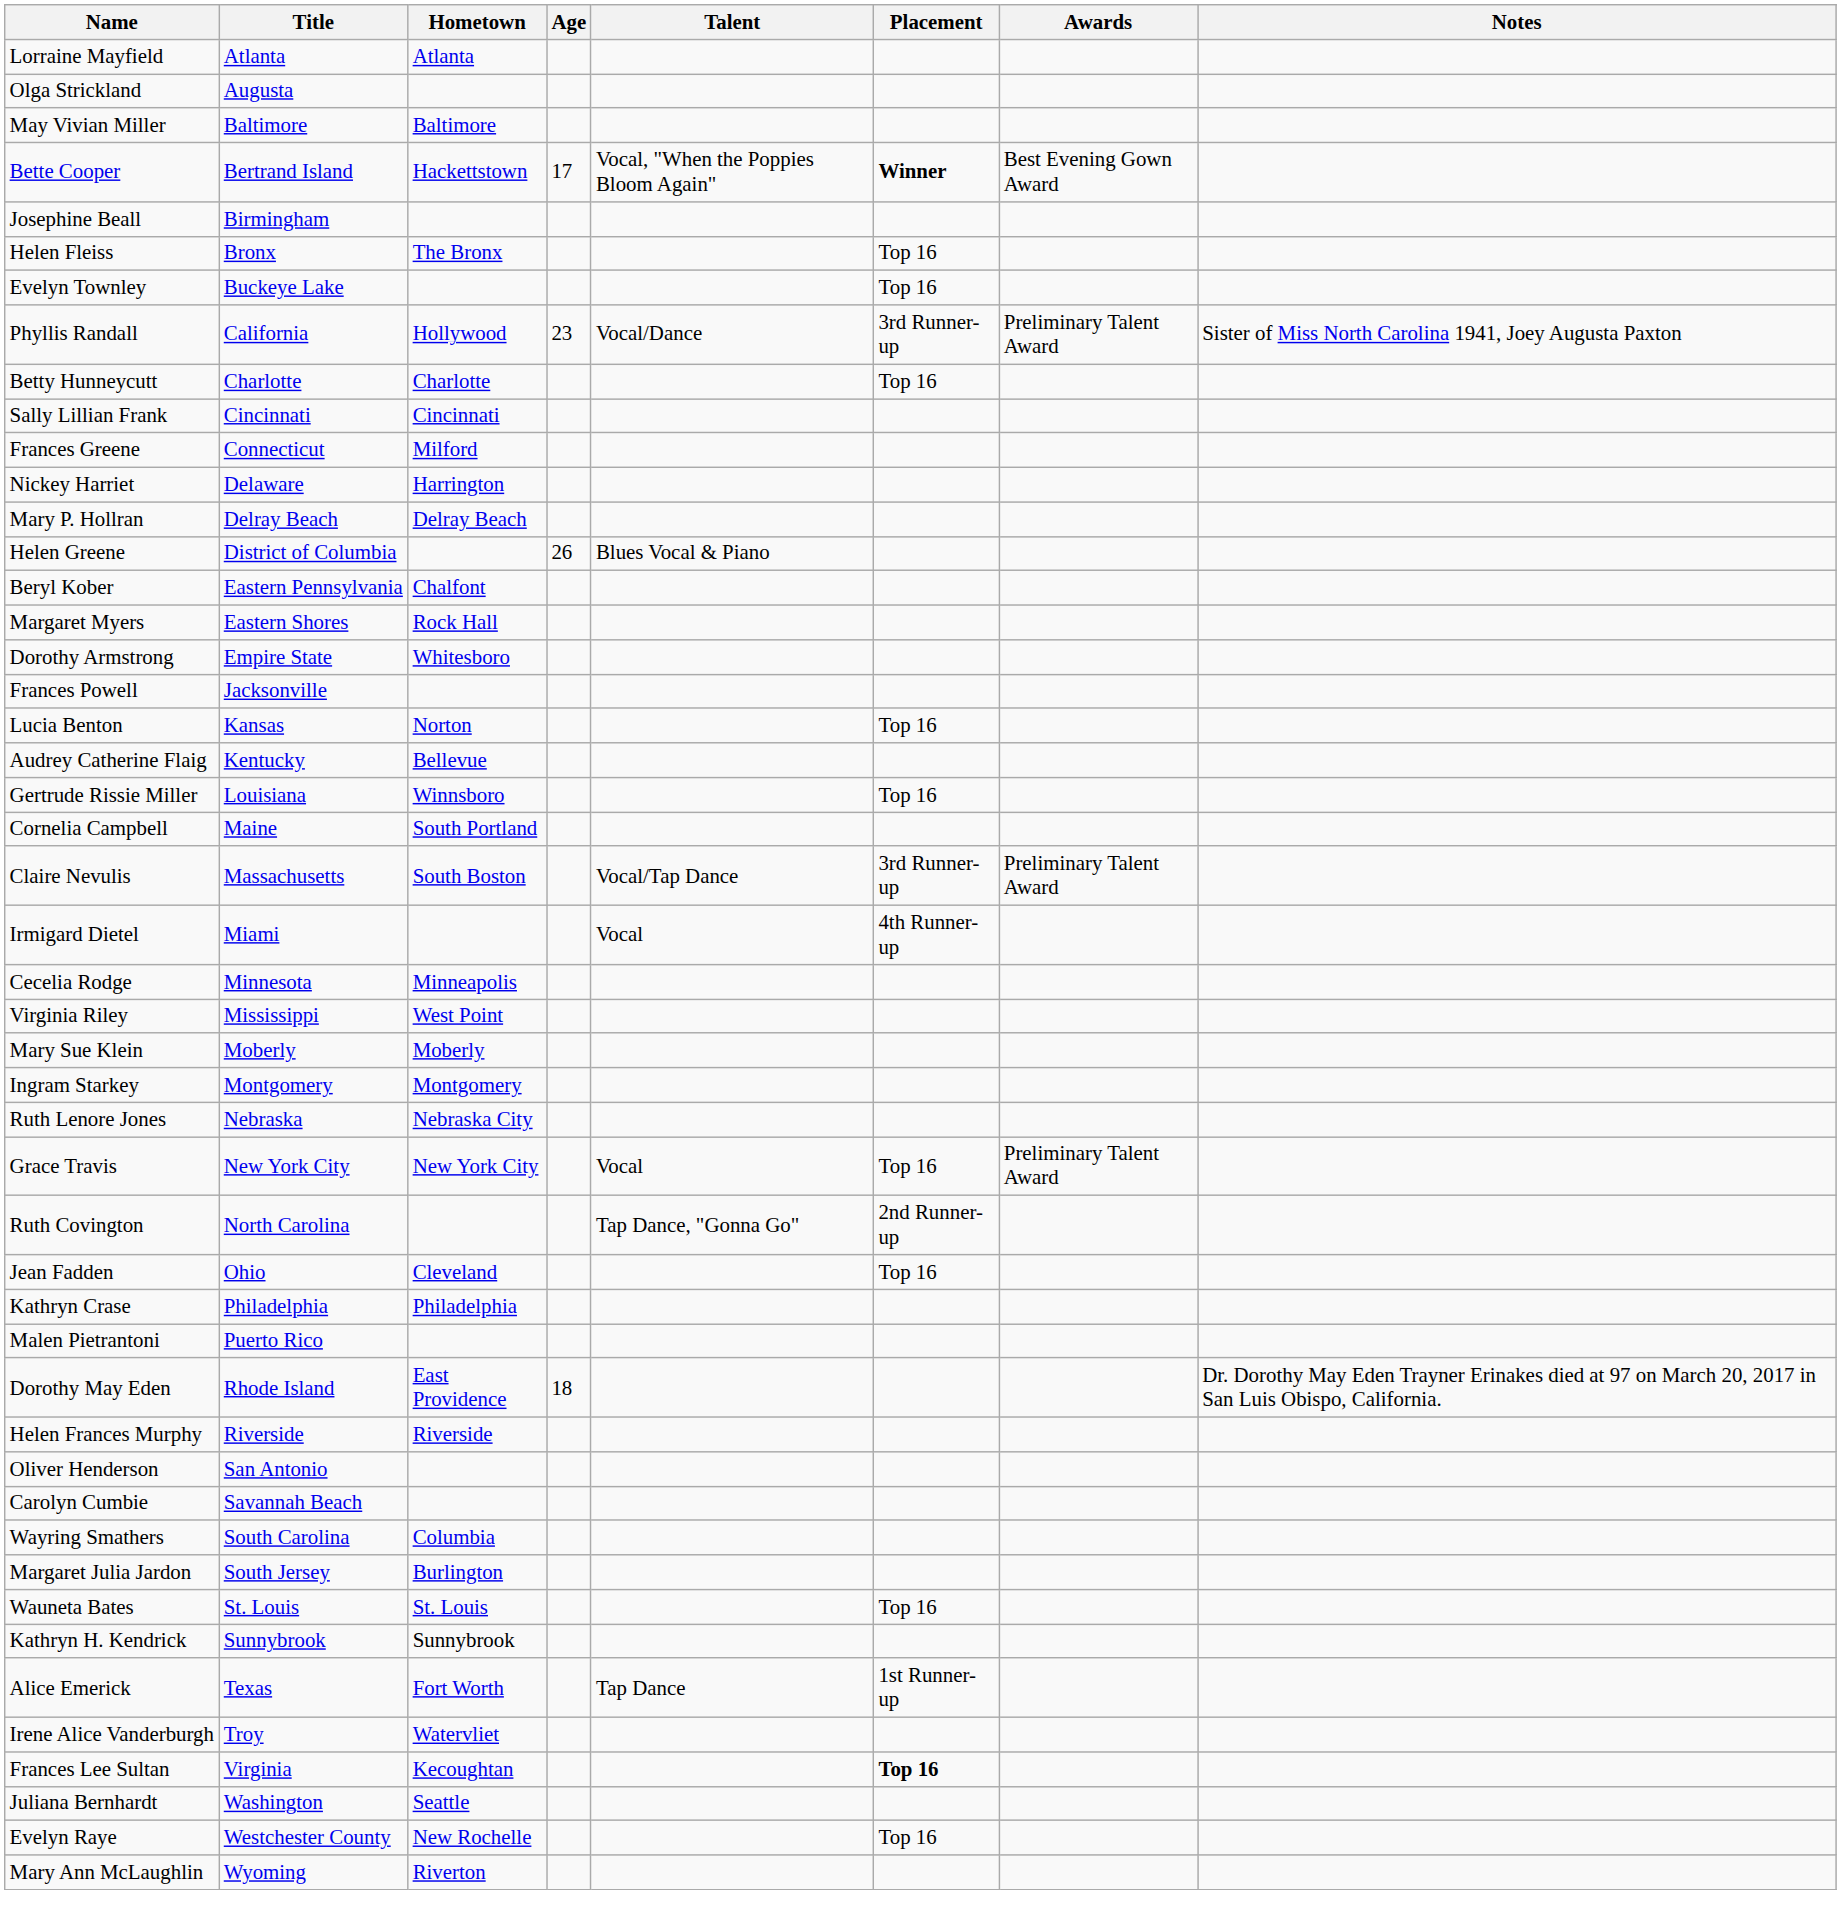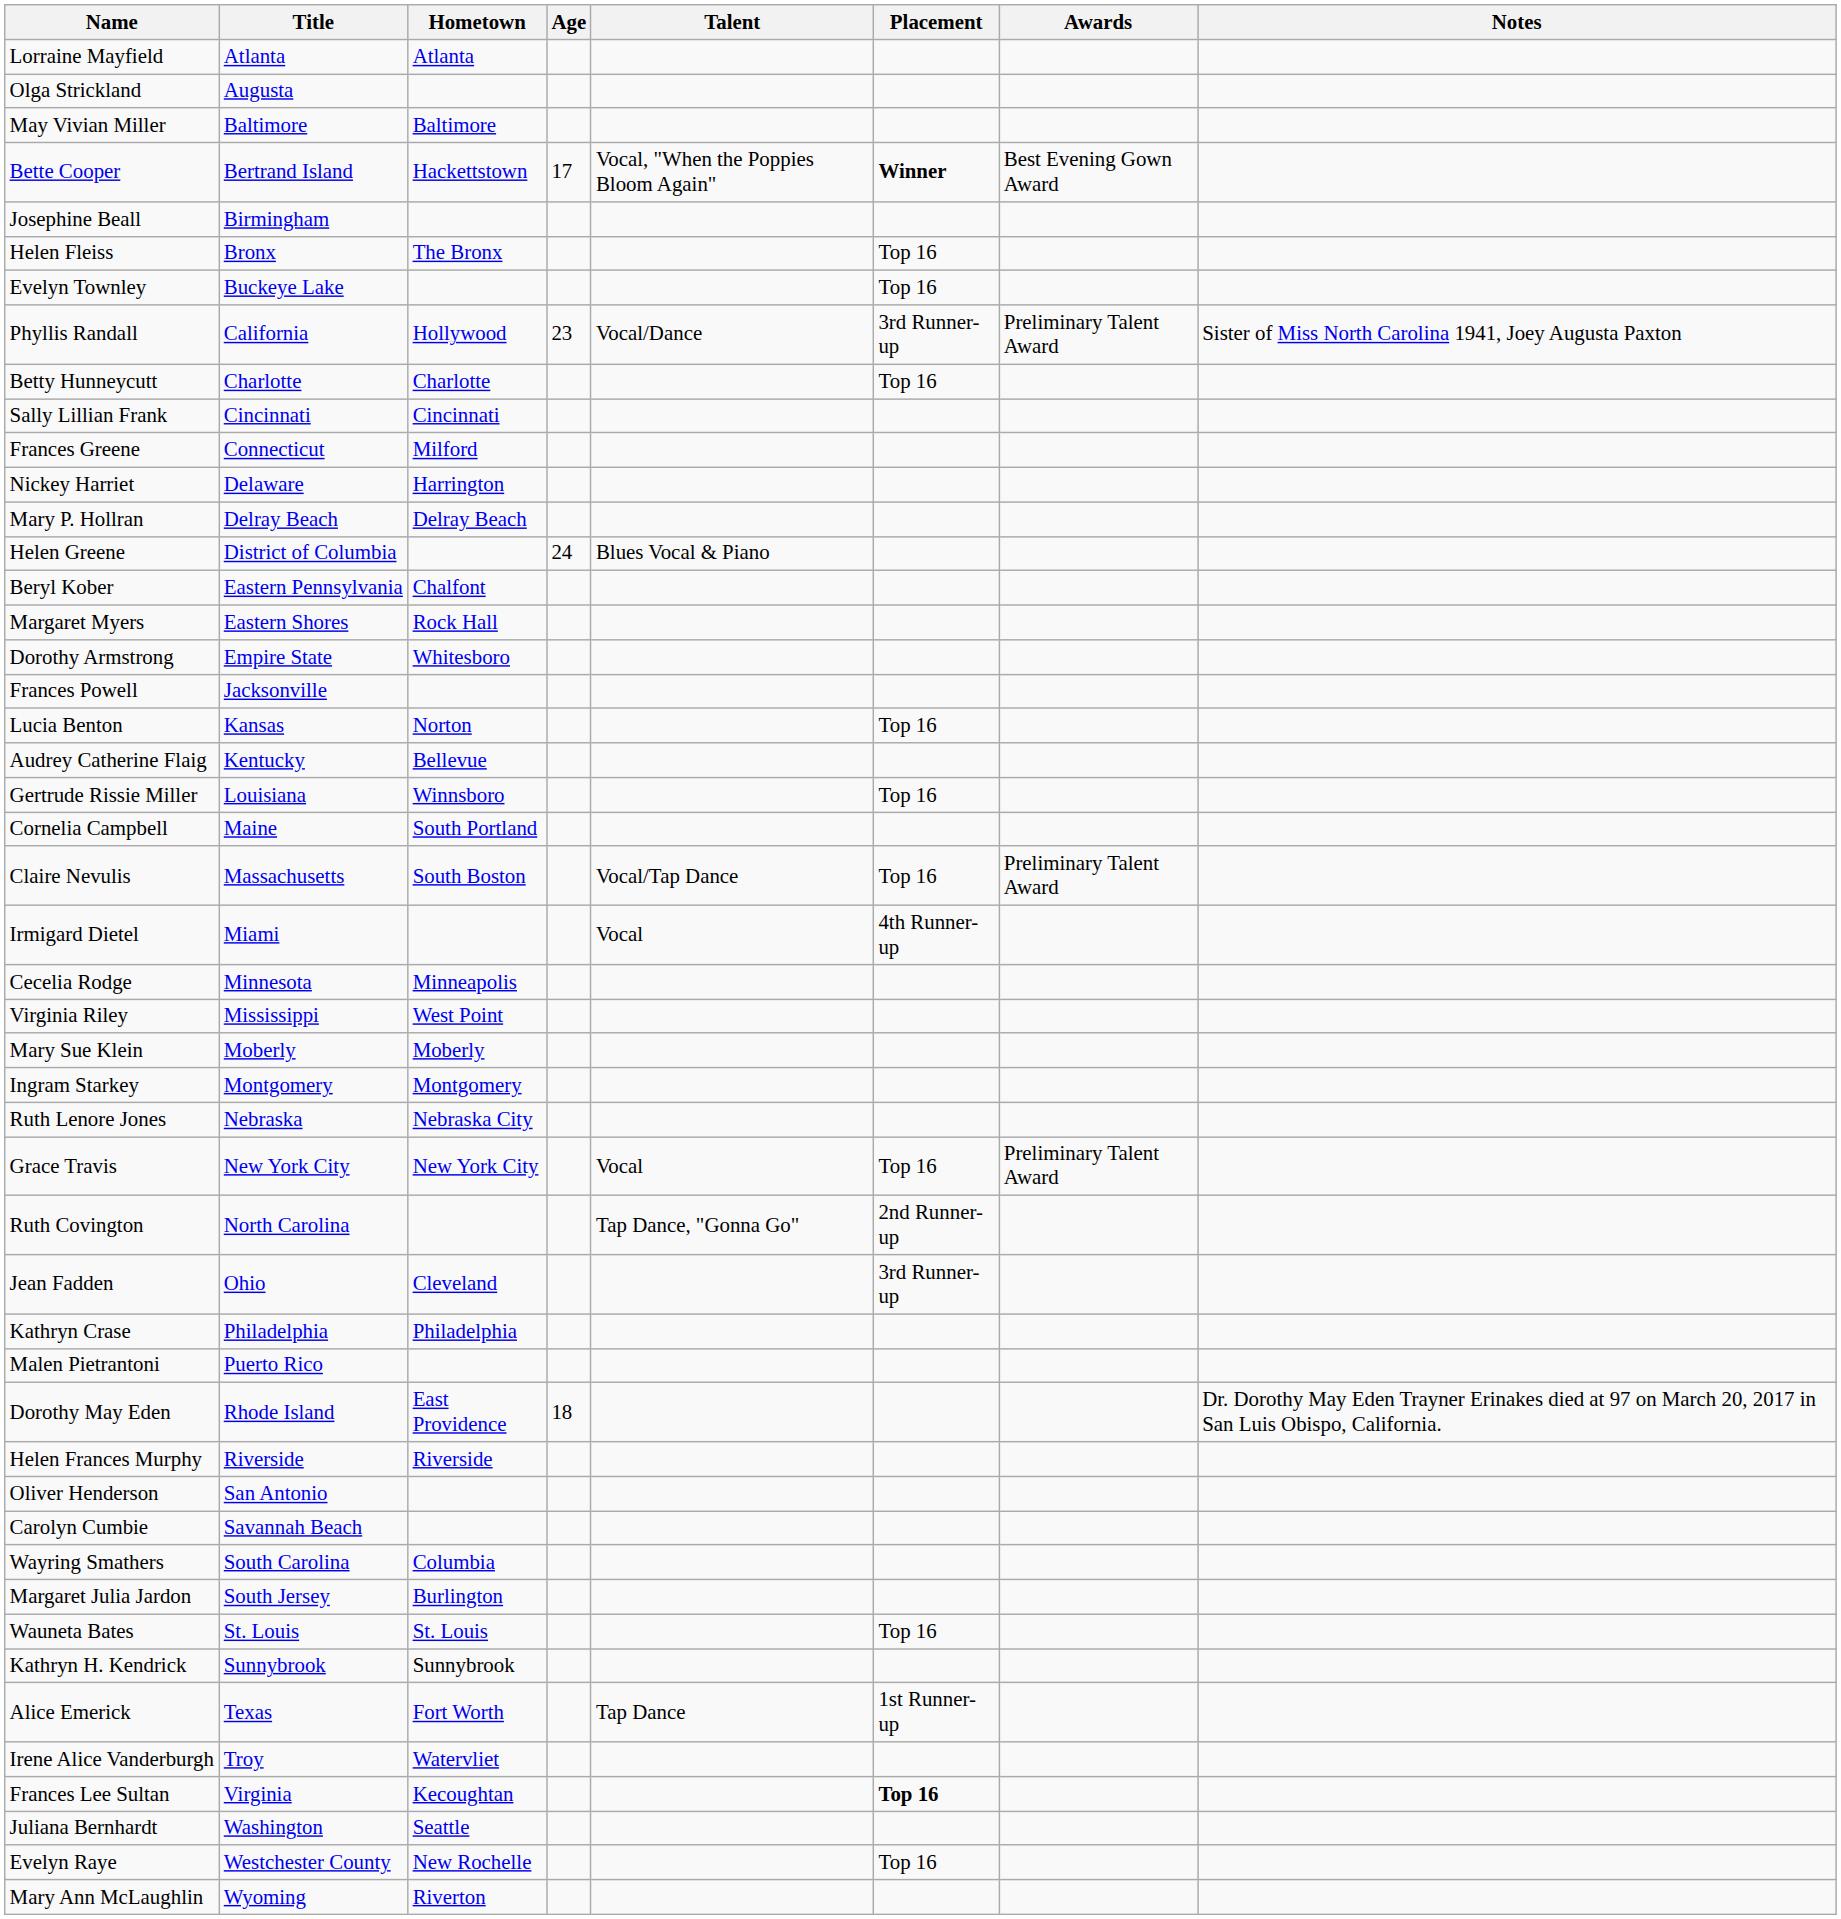(562, 553) 26 -> (562, 553) 24
(929, 875) 3rd Runner-up -> (908, 875) Top 16
(908, 1272) Top 16 -> (929, 1284) 3rd Runner-up
